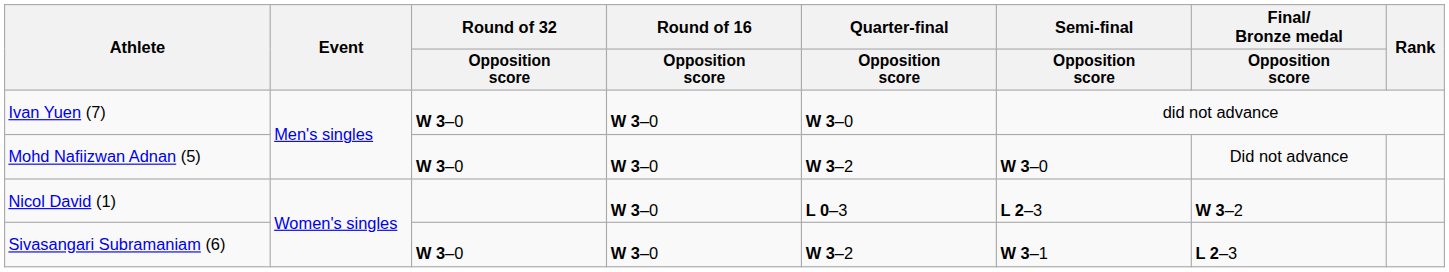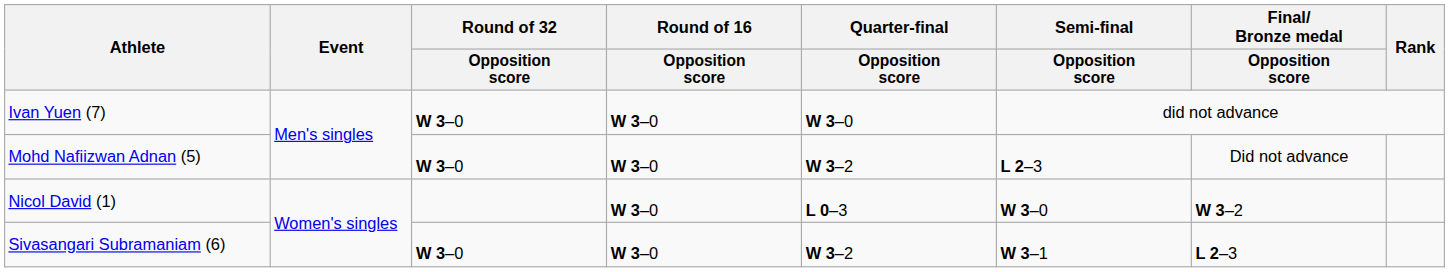(1024, 166) W 3–0 -> (1021, 166) L 2–3
(1021, 210) L 2–3 -> (1024, 210) W 3–0
